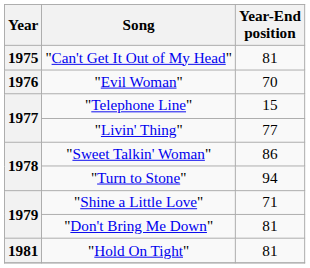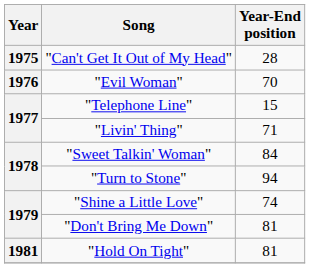(270, 57) 81 -> (270, 57) 28
(270, 130) 77 -> (270, 130) 71
(270, 154) 86 -> (270, 154) 84
(270, 202) 71 -> (270, 202) 74
